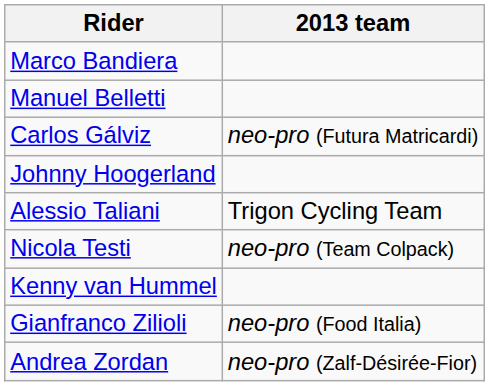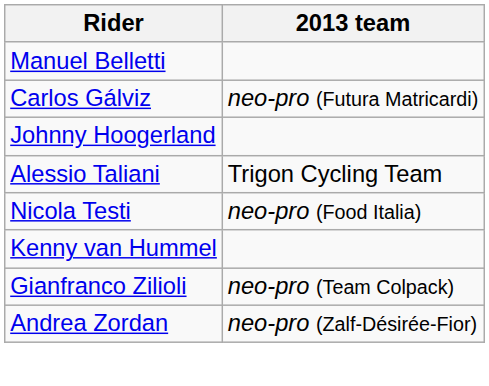- row: (94, 60)
(341, 248) neo-pro (Team Colpack) -> (325, 211) neo-pro (Food Italia)
(325, 323) neo-pro (Food Italia) -> (341, 286) neo-pro (Team Colpack)
